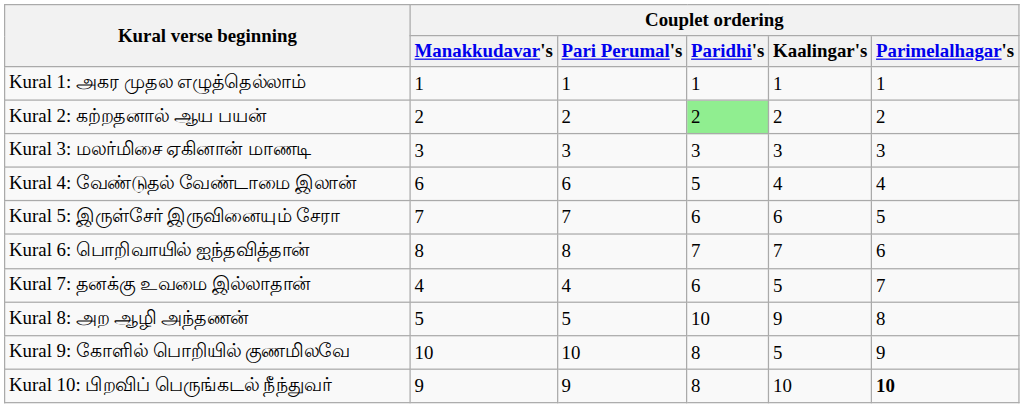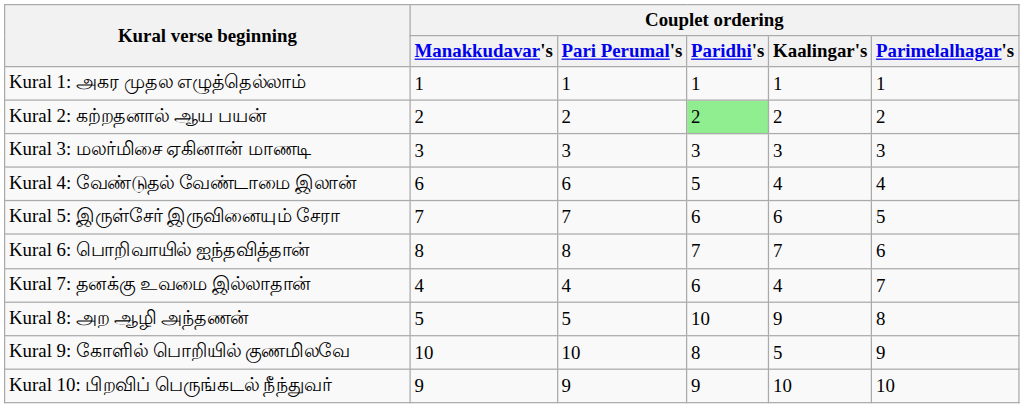(778, 284) 5 -> (778, 284) 4
(696, 385) 8 -> (696, 385) 9
(885, 385) bold -> (885, 385) normal
